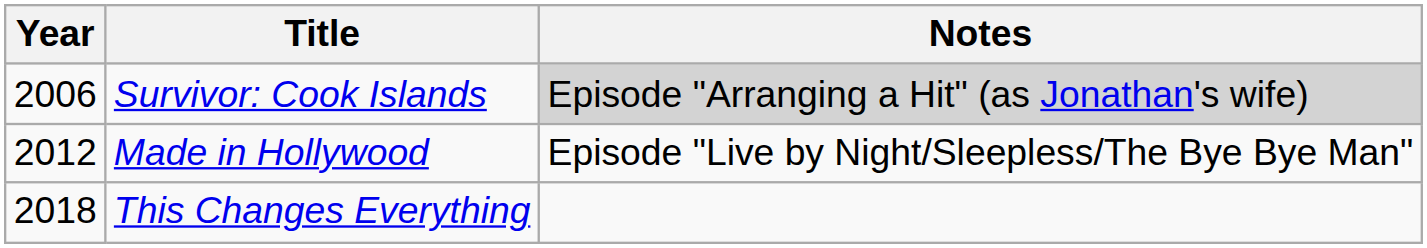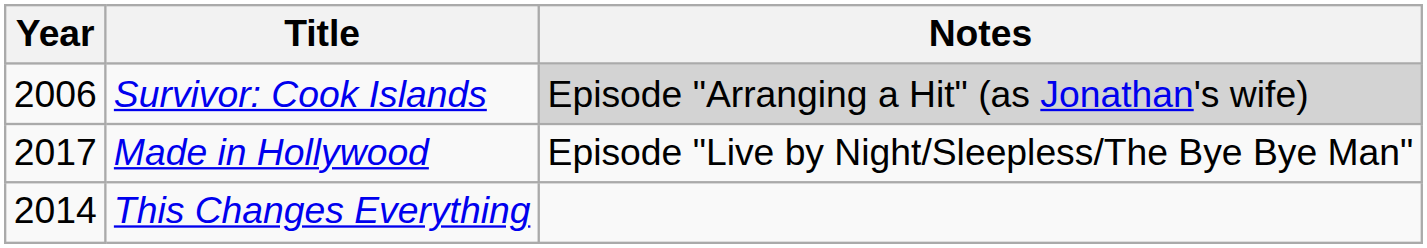(55, 152) 2012 -> (55, 152) 2017
(55, 211) 2018 -> (55, 211) 2014
